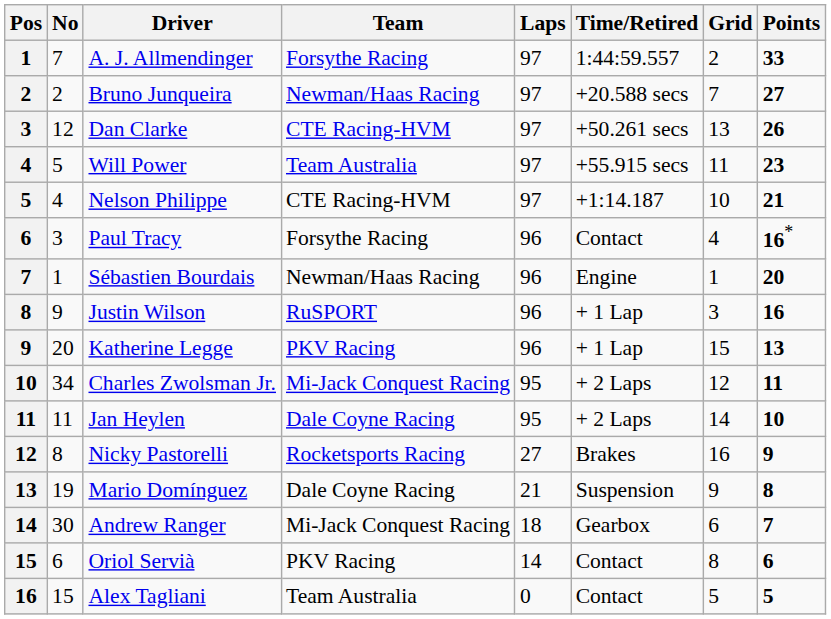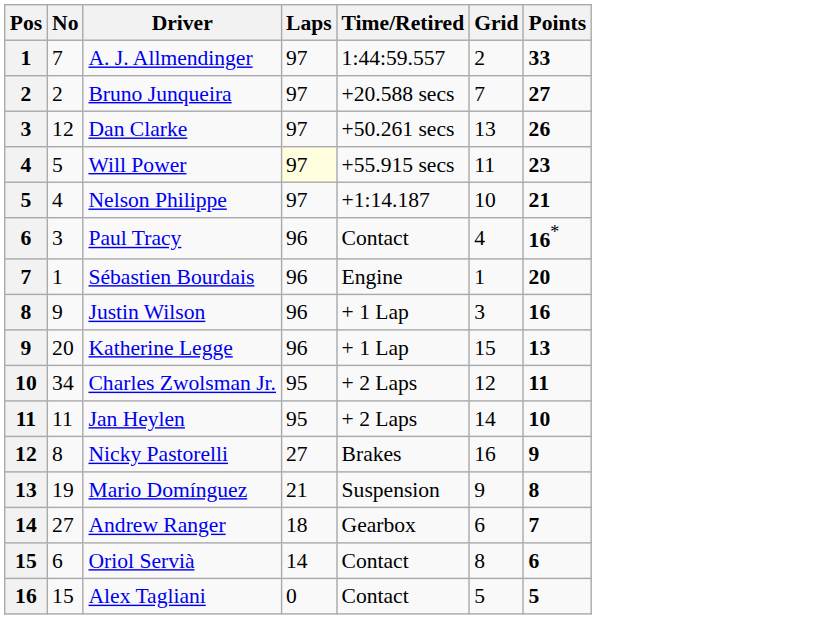- column: (398, 22)
(531, 164) no background -> (297, 164) lightyellow background
(63, 525) 30 -> (63, 525) 27
